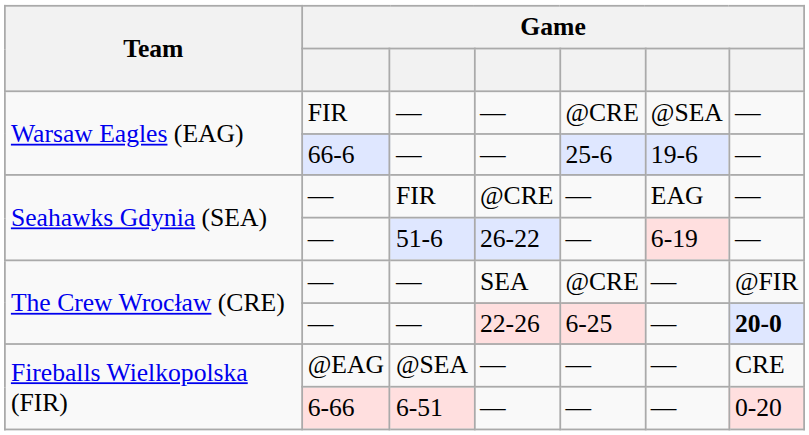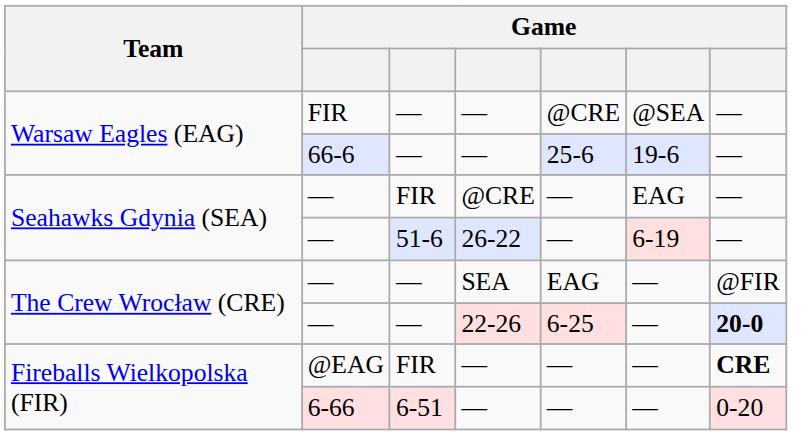(602, 280) @CRE -> (573, 280) EAG
(432, 365) @SEA -> (416, 365) FIR
(760, 365) normal -> (743, 365) bold
